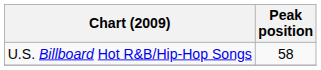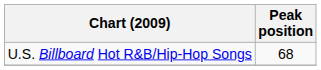(286, 53) 58 -> (286, 53) 68
